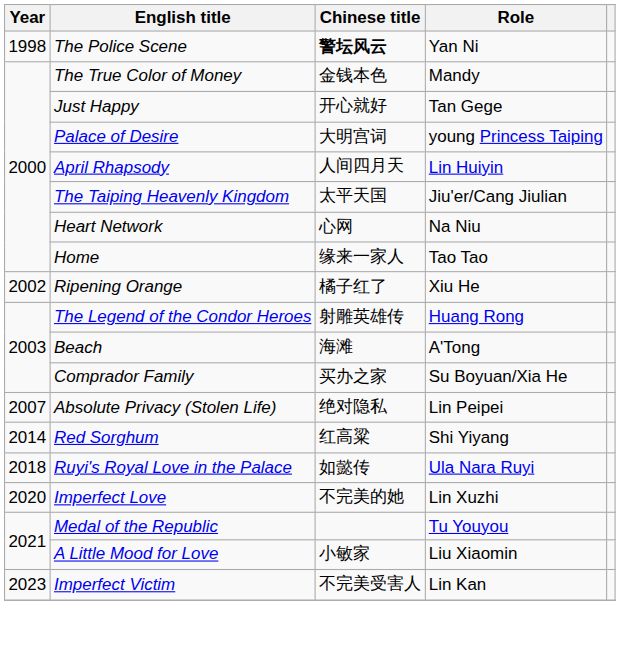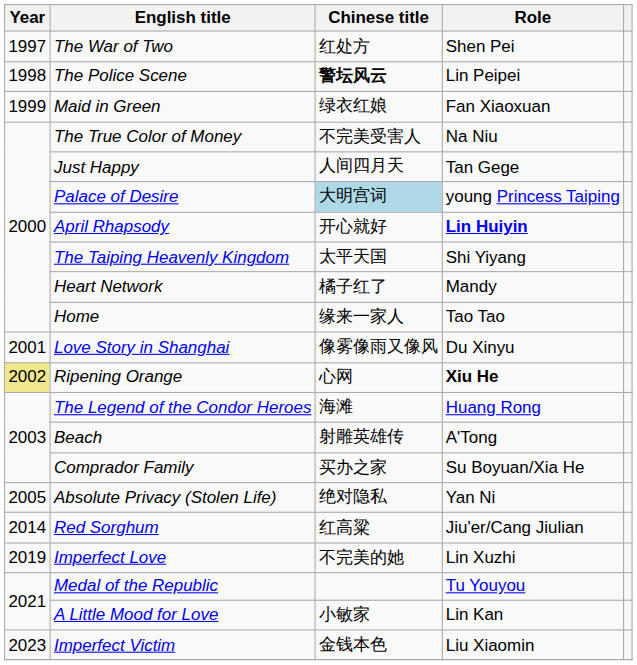+ row: (114, 46)
(454, 46) Yan Ni -> (483, 76) Lin Peipei
+ row: (107, 106)
(353, 75) 金钱本色 -> (370, 136) 不完美受害人
(454, 76) Mandy -> (472, 136) Na Niu
(353, 106) 开心就好 -> (362, 166) 人间四月天
(353, 136) no background -> (353, 196) lightblue background
(362, 166) 人间四月天 -> (353, 226) 开心就好
(466, 166) normal -> (487, 226) bold
(498, 196) Jiu'er/Cang Jiulian -> (486, 256) Shi Yiyang
(336, 226) 心网 -> (353, 286) 橘子红了
(455, 226) Na Niu -> (471, 287) Mandy
+ row: (142, 347)
(27, 287) no background -> (27, 377) khaki background
(353, 286) 橘子红了 -> (336, 376) 心网
(454, 287) normal -> (472, 377) bold
(362, 316) 射雕英雄传 -> (336, 406) 海滩
(336, 346) 海滩 -> (362, 436) 射雕英雄传
(27, 407) 2007 -> (27, 497) 2005
(466, 407) Lin Peipei -> (471, 497) Yan Ni
(469, 437) Shi Yiyang -> (515, 527) Jiu'er/Cang Jiulian
- row: (173, 467)
(27, 497) 2020 -> (27, 557) 2019
(473, 554) Liu Xiaomin -> (474, 614) Lin Kan
(370, 584) 不完美受害人 -> (353, 644) 金钱本色
(458, 584) Lin Kan -> (490, 644) Liu Xiaomin
